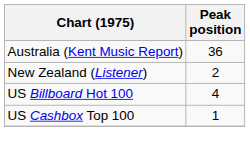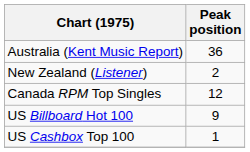+ row: (84, 94)
(215, 94) 4 -> (215, 115) 9
